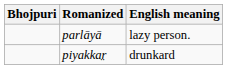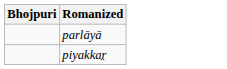- column: (174, 14)
